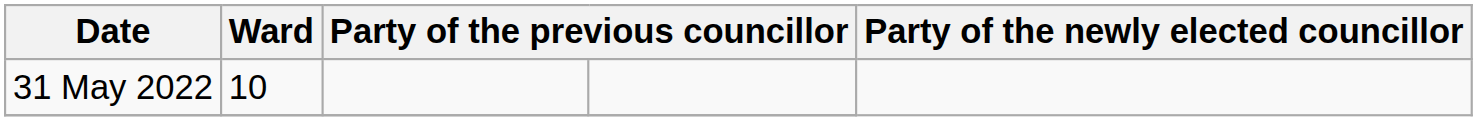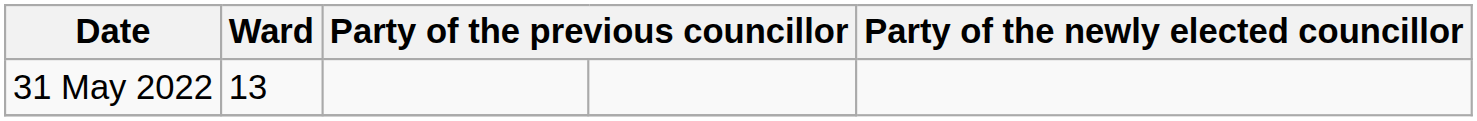(248, 86) 10 -> (248, 86) 13
